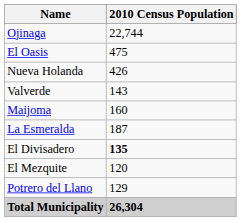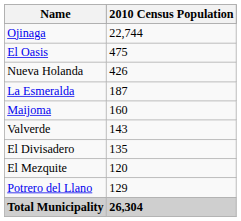rows swapped: (41, 129) <-> (29, 91)
(118, 149) bold -> (118, 149) normal
